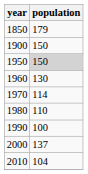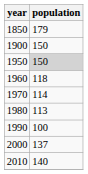(40, 78) 130 -> (40, 78) 118
(40, 111) 110 -> (40, 111) 113
(40, 161) 104 -> (40, 161) 140
